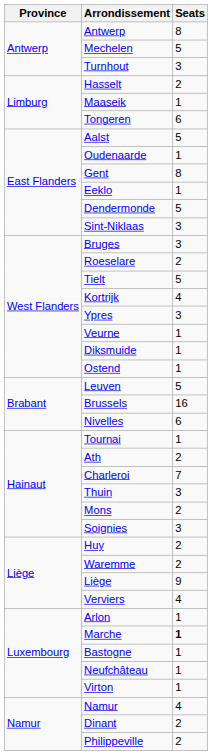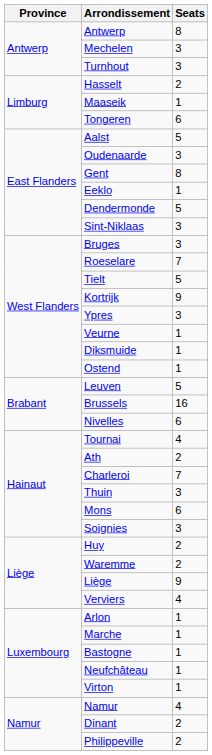(178, 48) 5 -> (178, 48) 3
(178, 155) 1 -> (178, 155) 3
(178, 262) 2 -> (178, 262) 7
(178, 297) 4 -> (178, 297) 9
(178, 439) 1 -> (178, 439) 4
(178, 510) 2 -> (178, 510) 6
(178, 635) bold -> (178, 635) normal
